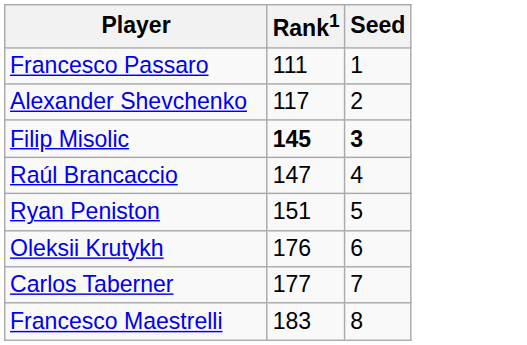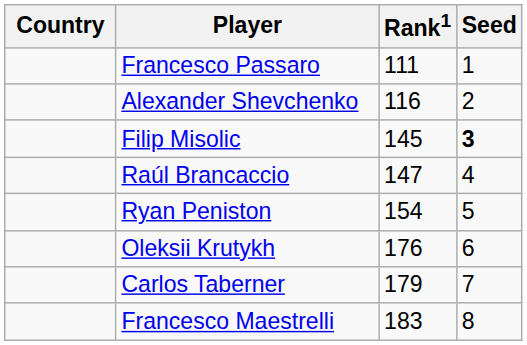+ column: (60, 25)
(291, 102) 117 -> (402, 102) 116
(292, 138) bold -> (403, 138) normal
(292, 211) 151 -> (403, 211) 154
(292, 284) 177 -> (403, 284) 179
